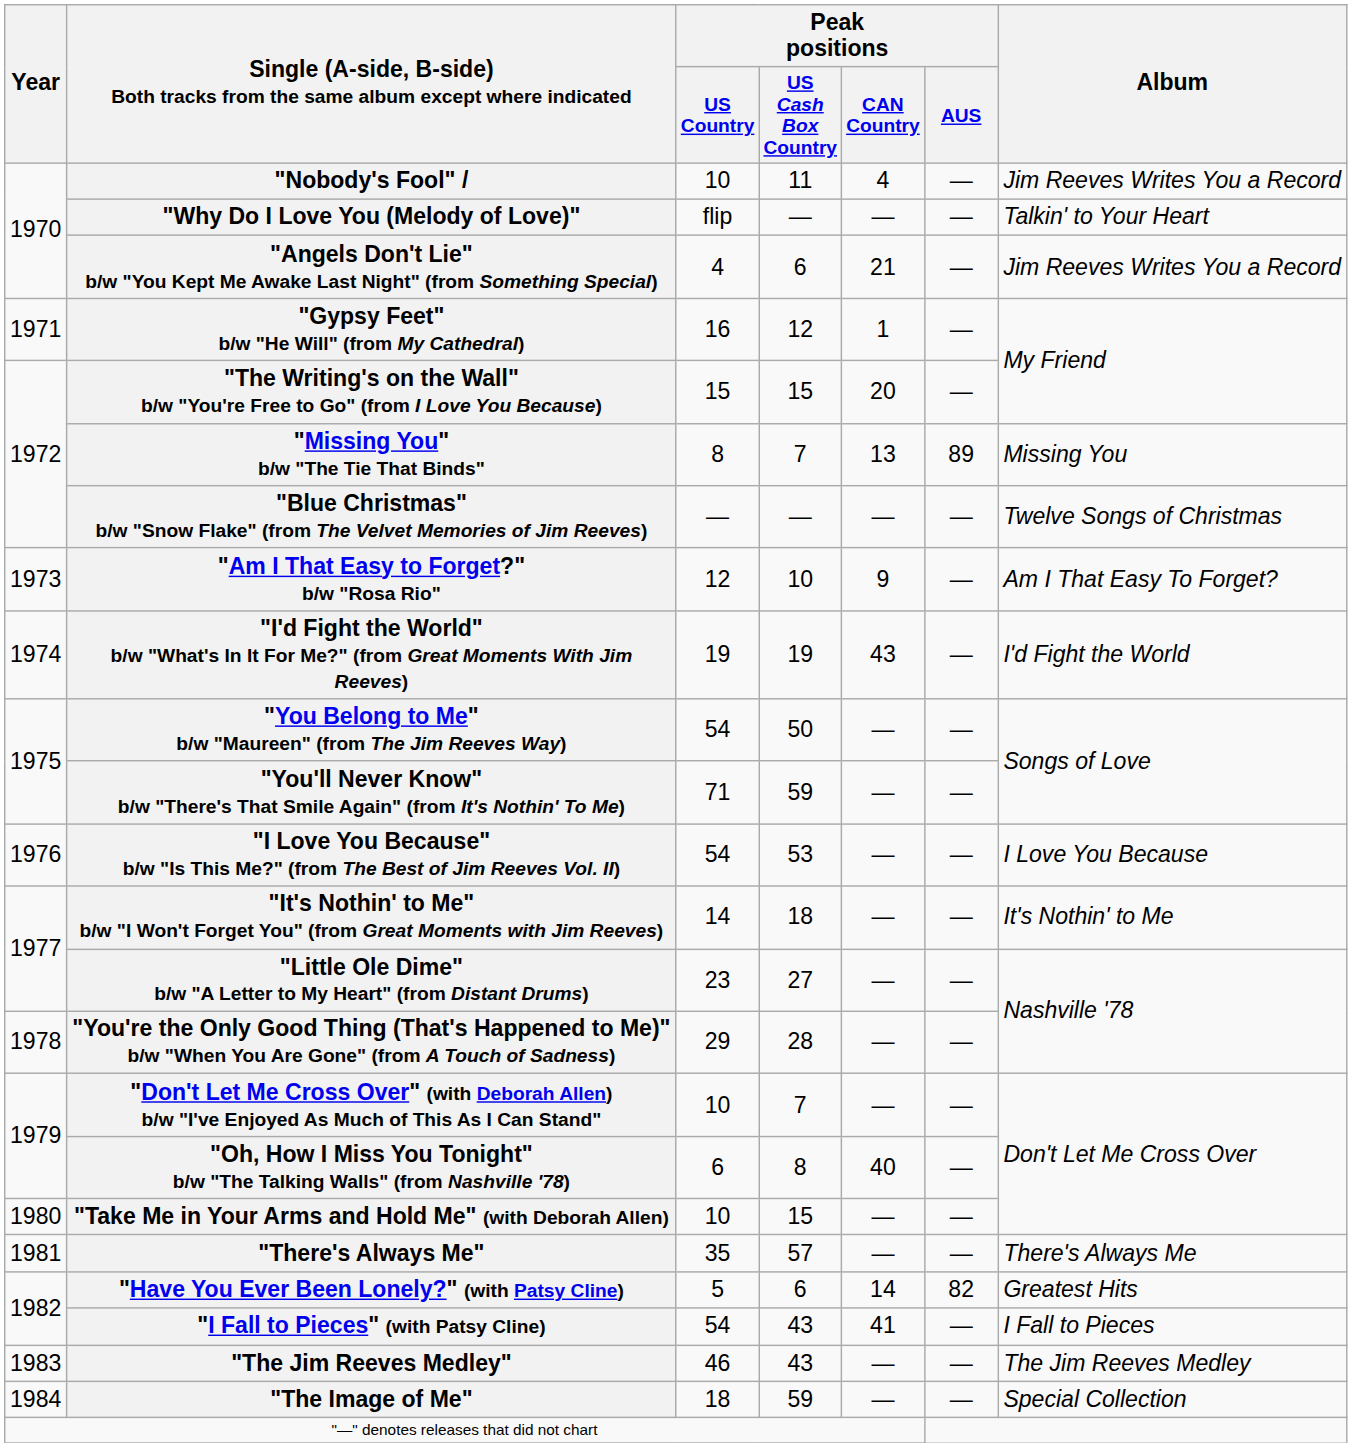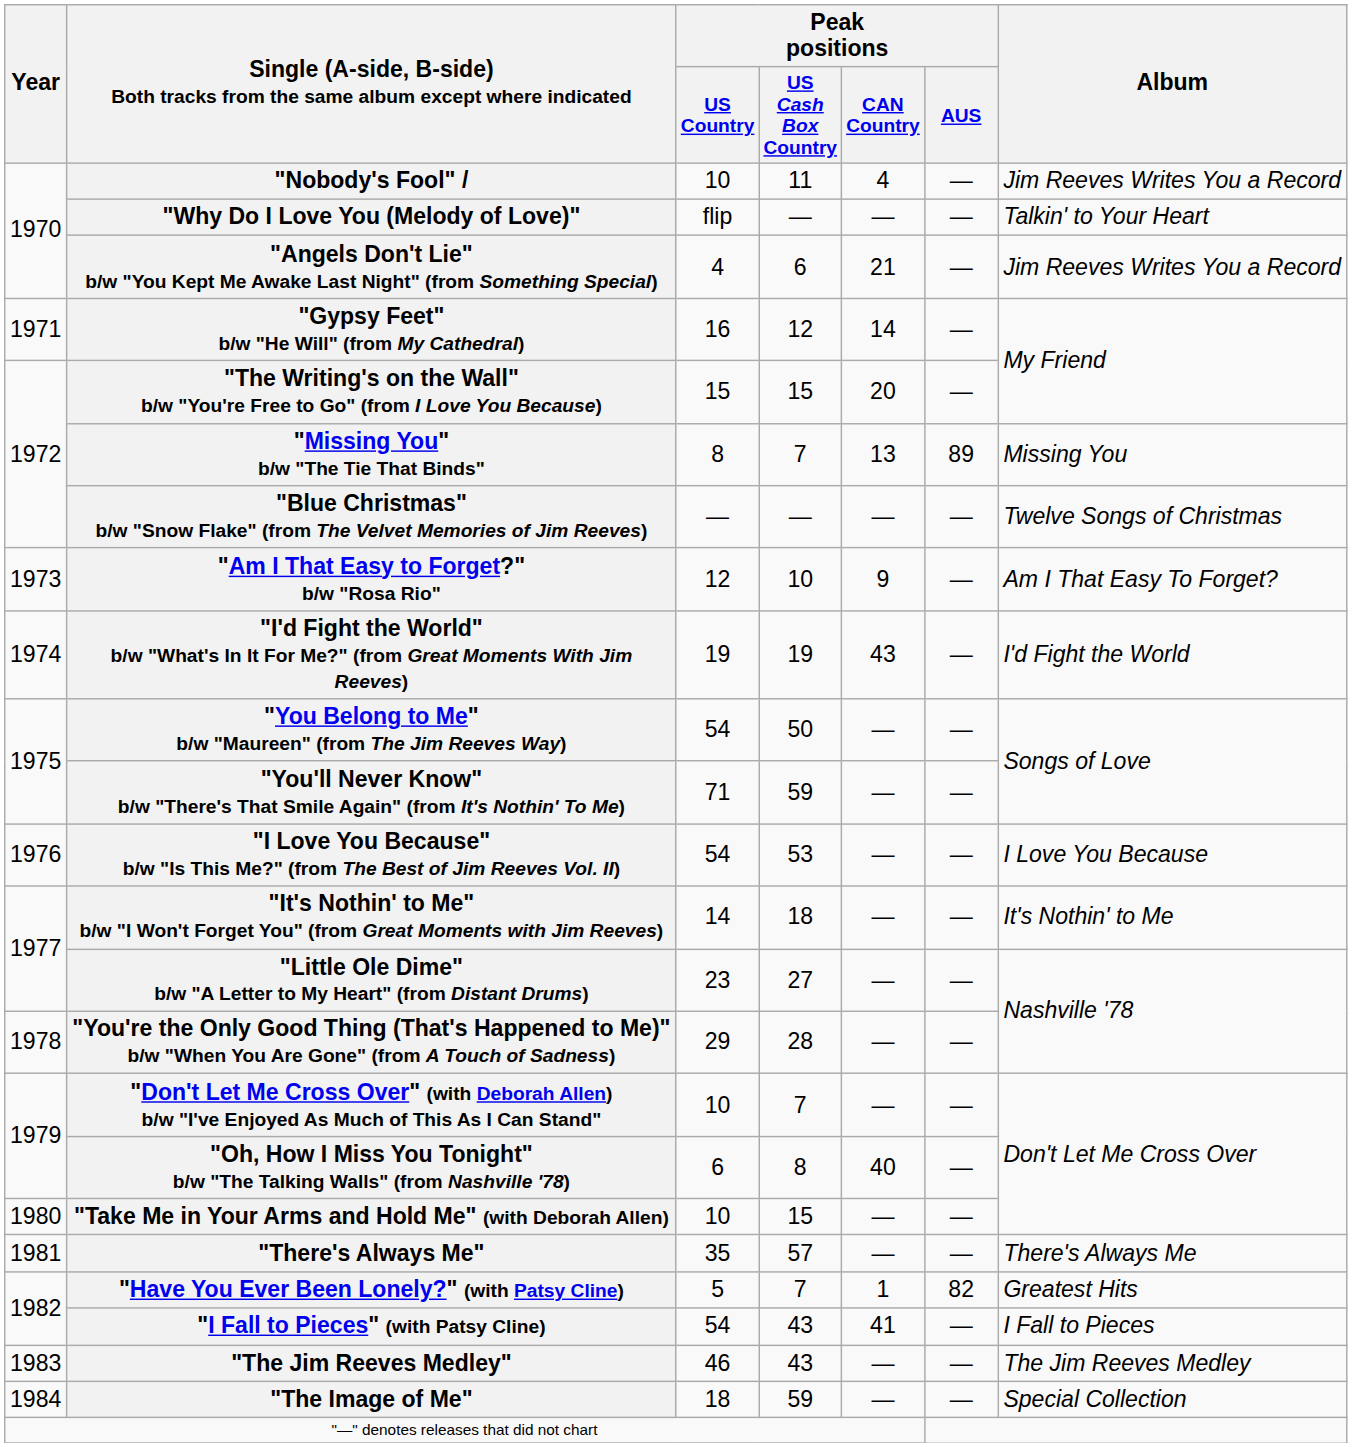(883, 329) 1 -> (883, 329) 14
(800, 1289) 6 -> (800, 1289) 7
(883, 1289) 14 -> (883, 1289) 1
